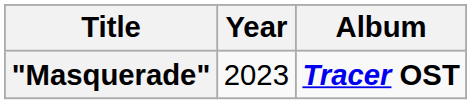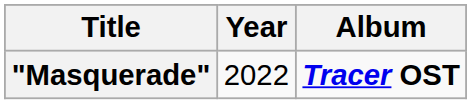(256, 74) 2023 -> (256, 74) 2022
